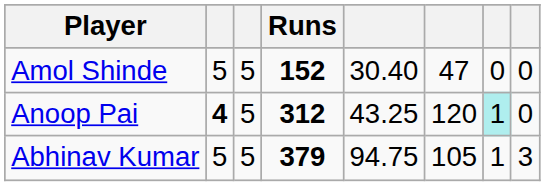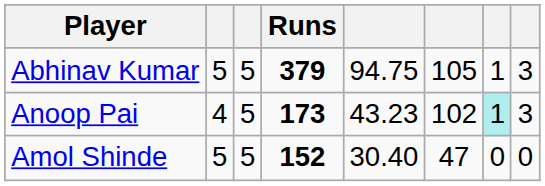rows swapped: (105, 157) <-> (89, 69)
(220, 113) bold -> (220, 113) normal
(302, 113) 312 -> (302, 113) 173
(384, 113) 43.25 -> (384, 113) 43.23
(454, 113) 120 -> (454, 113) 102
(525, 113) 0 -> (525, 113) 3
